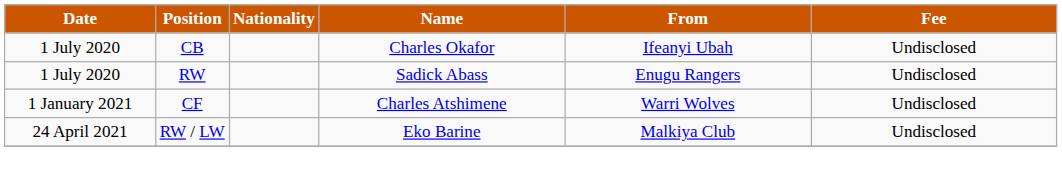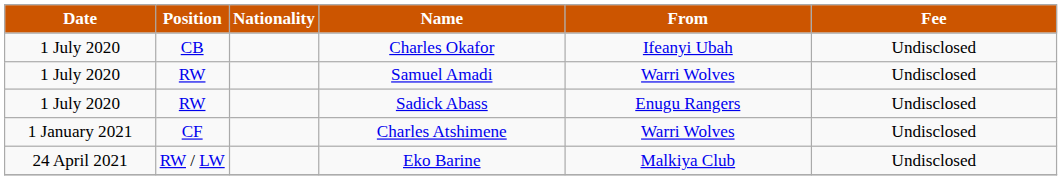+ row: (442, 75)
